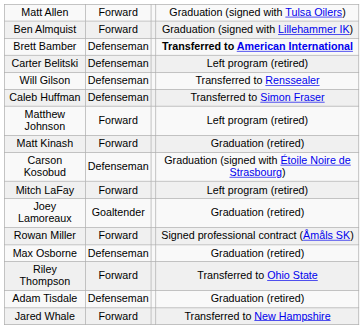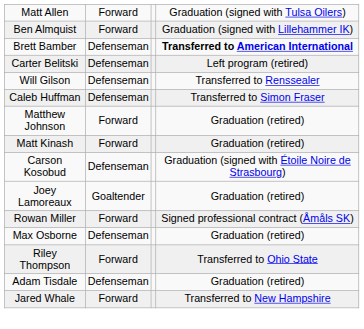(258, 121) Left program (retired) -> (258, 121) Graduation (retired)
- row: (45, 190)
